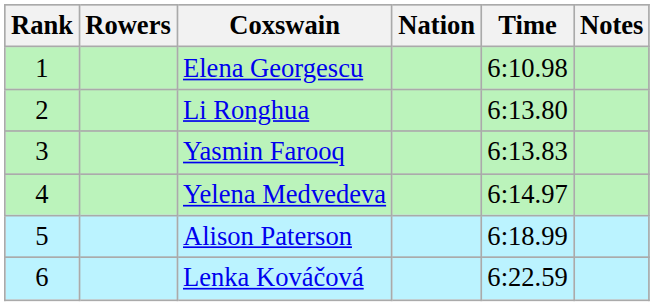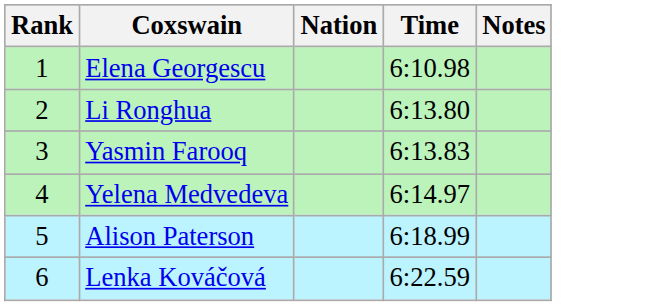- column: (128, 25)
